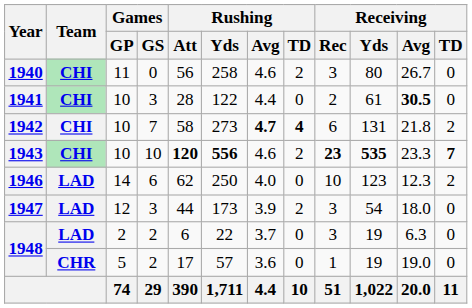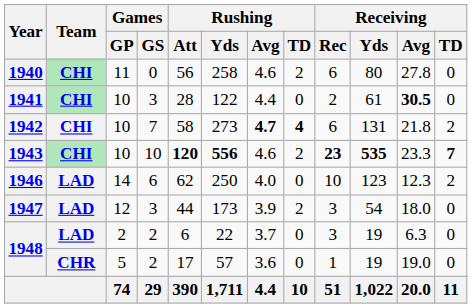(333, 72) 3 -> (333, 72) 6
(416, 72) 26.7 -> (416, 72) 27.8
